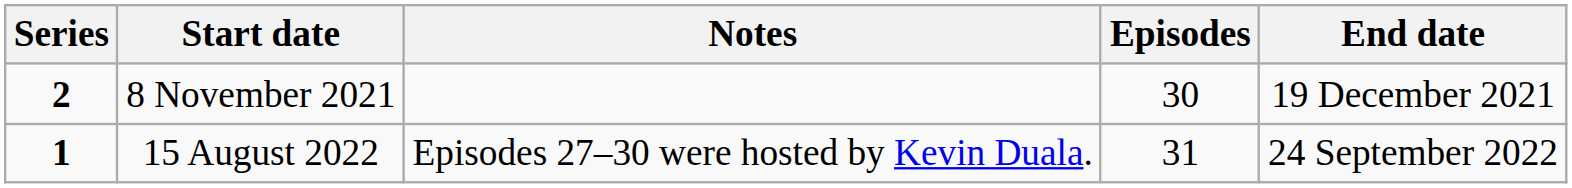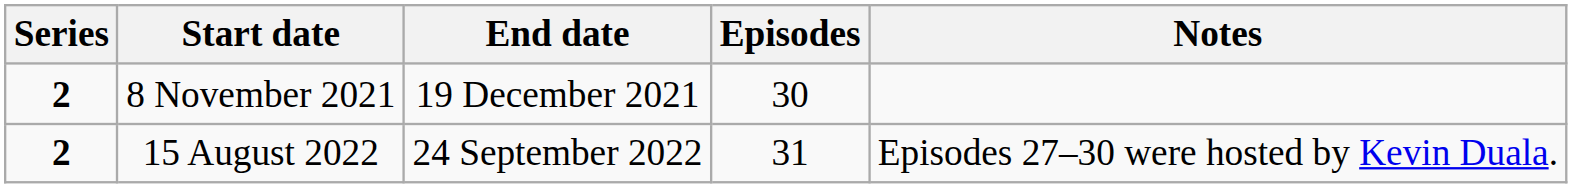columns swapped: (1413, 34) <-> (753, 34)
(61, 152) 1 -> (61, 152) 2
